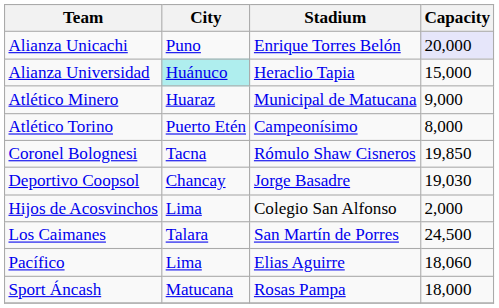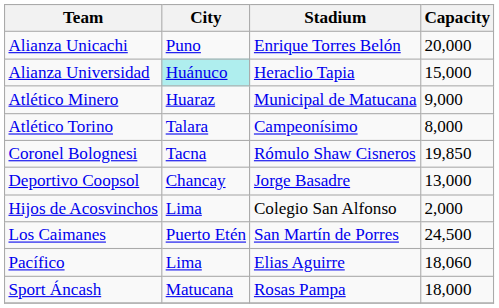(448, 45) lavender background -> (448, 45) no background
(206, 126) Puerto Etén -> (187, 126) Talara
(448, 180) 19,030 -> (448, 180) 13,000
(187, 235) Talara -> (206, 235) Puerto Etén
